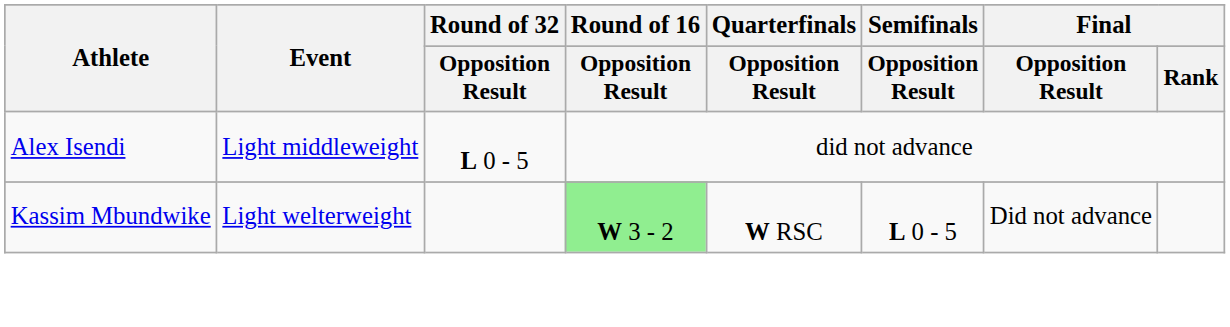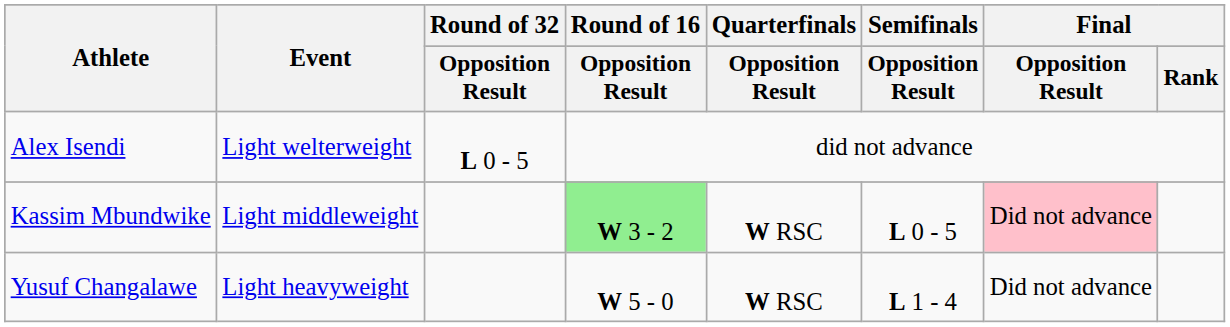(320, 146) Light middleweight -> (317, 146) Light welterweight
(317, 217) Light welterweight -> (320, 217) Light middleweight
(1071, 217) no background -> (1071, 217) pink background
+ row: (104, 287)
